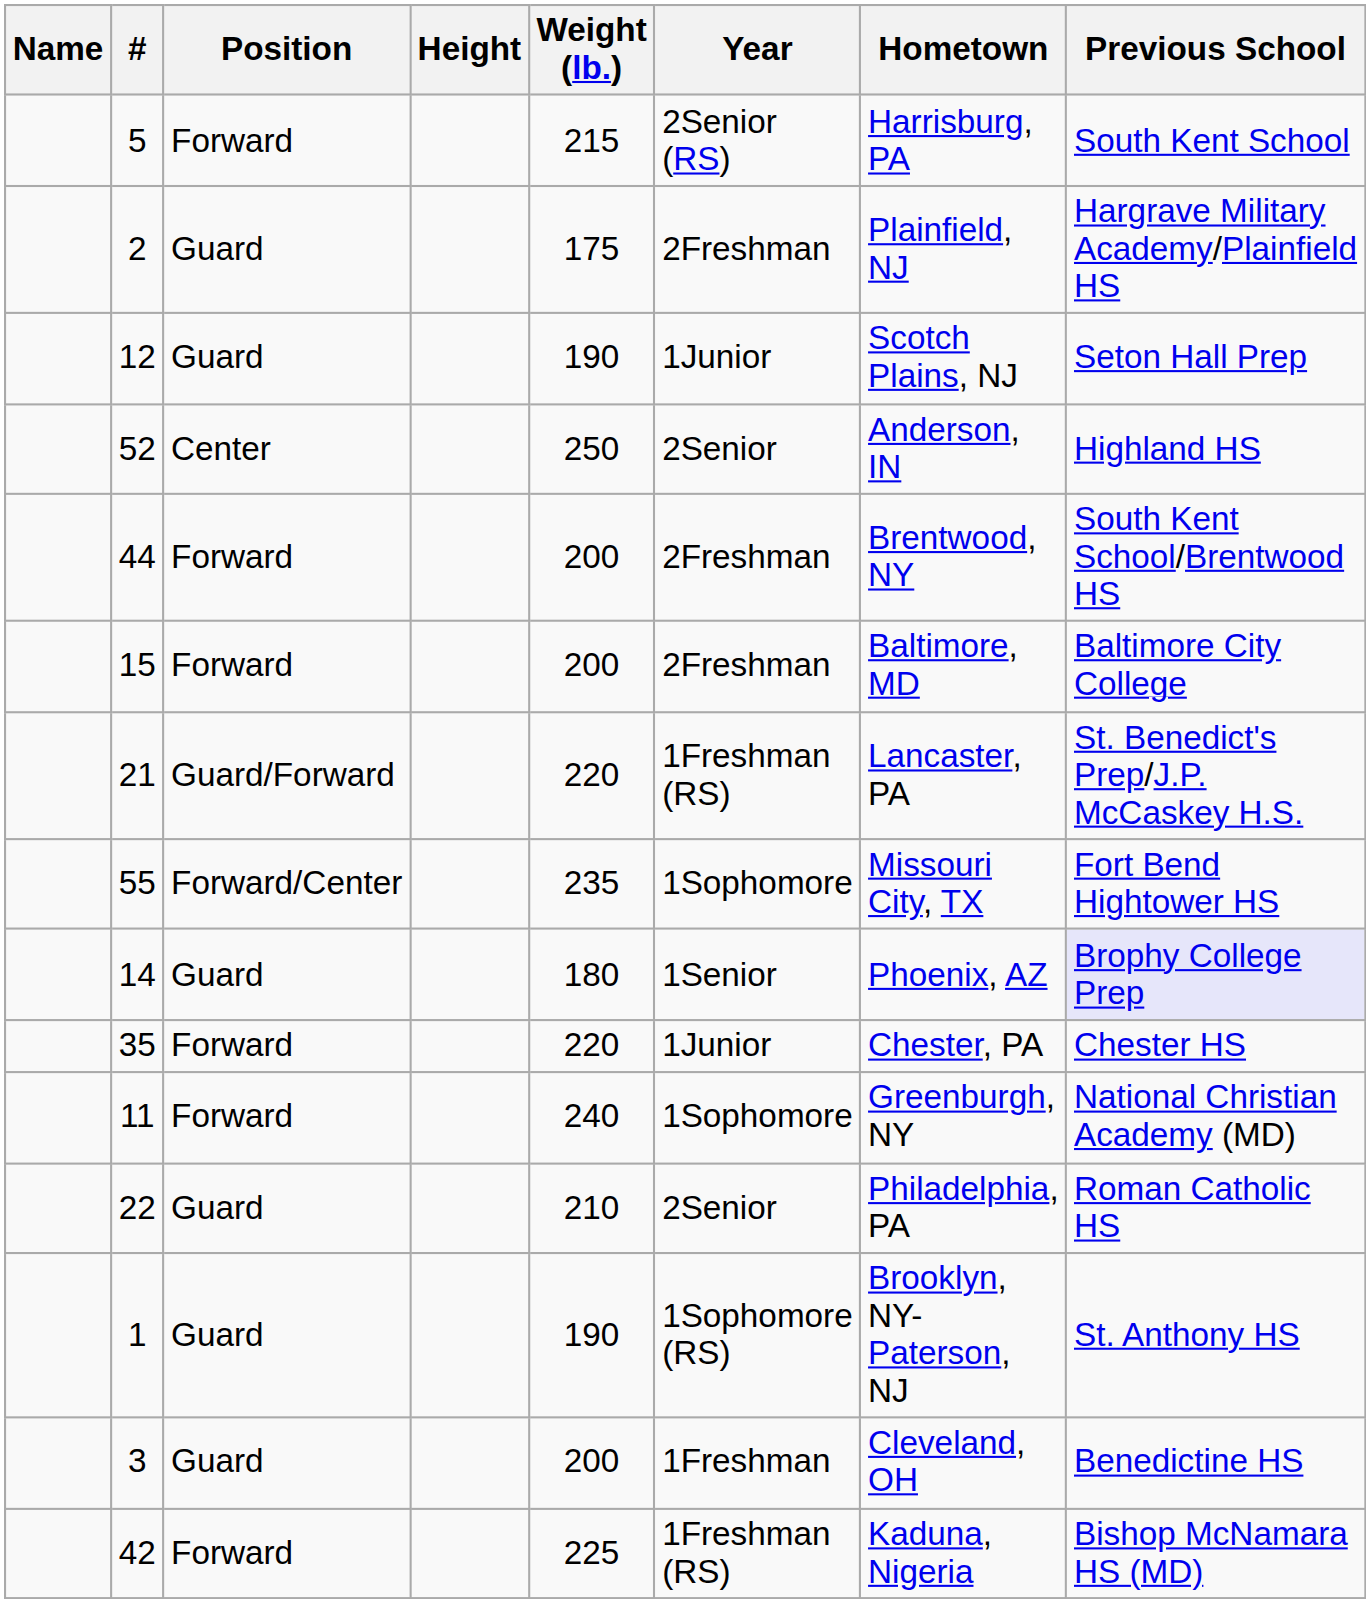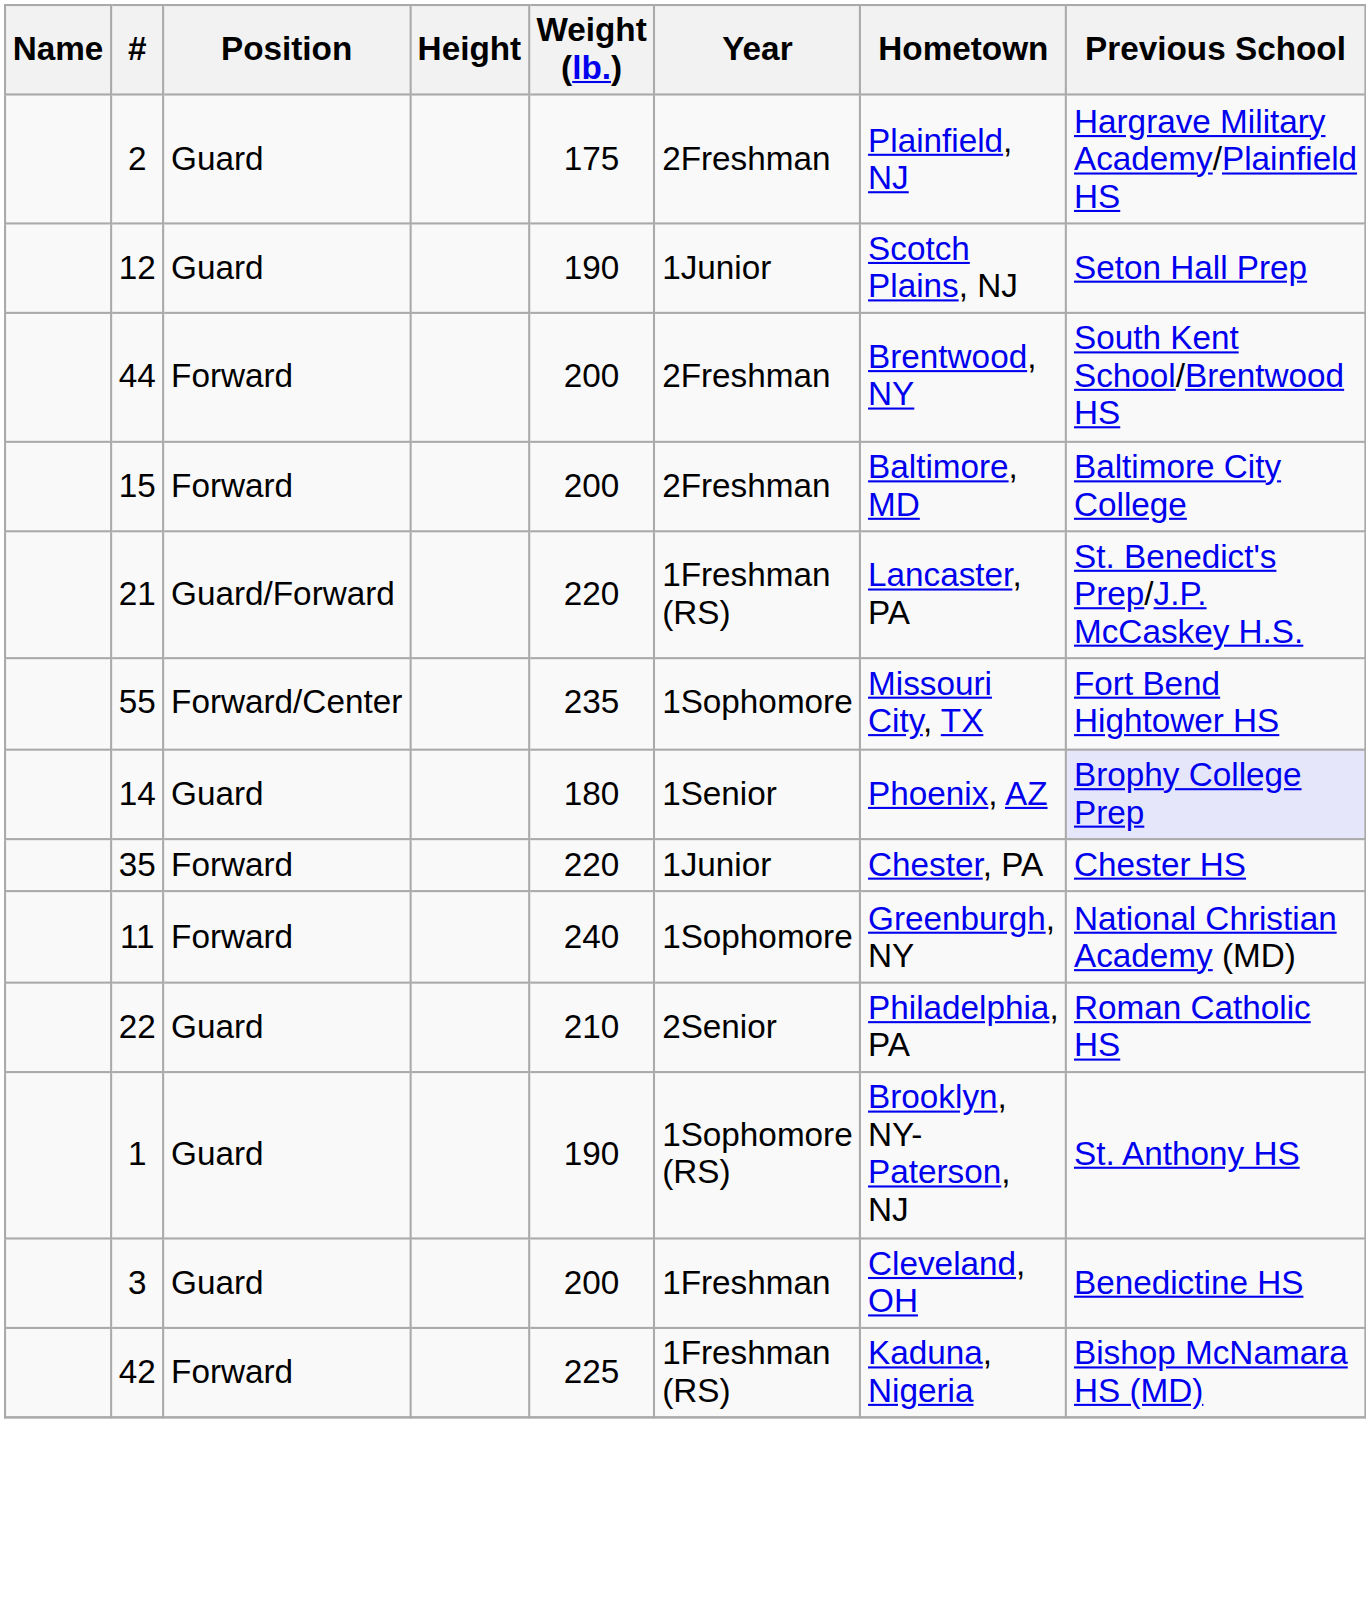- row: (137, 139)
- row: (137, 447)
